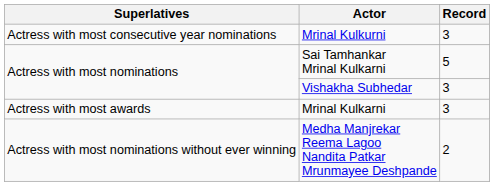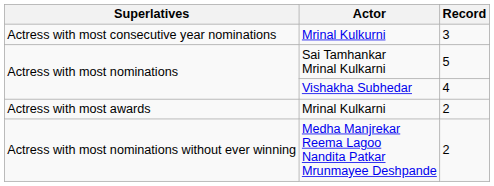(446, 88) 3 -> (446, 88) 4
(446, 108) 3 -> (446, 108) 2
